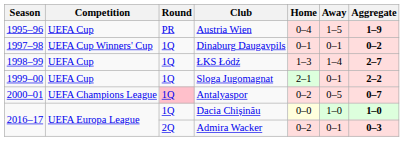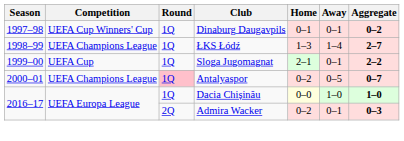- row: (224, 29)
(71, 62) UEFA Cup -> (102, 45) UEFA Champions League
